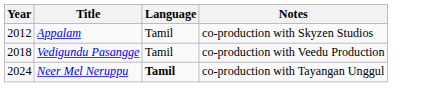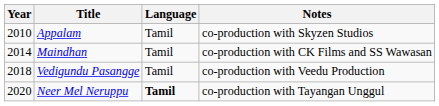(19, 33) 2012 -> (19, 33) 2010
+ row: (62, 52)
(19, 71) 2024 -> (19, 91) 2020
